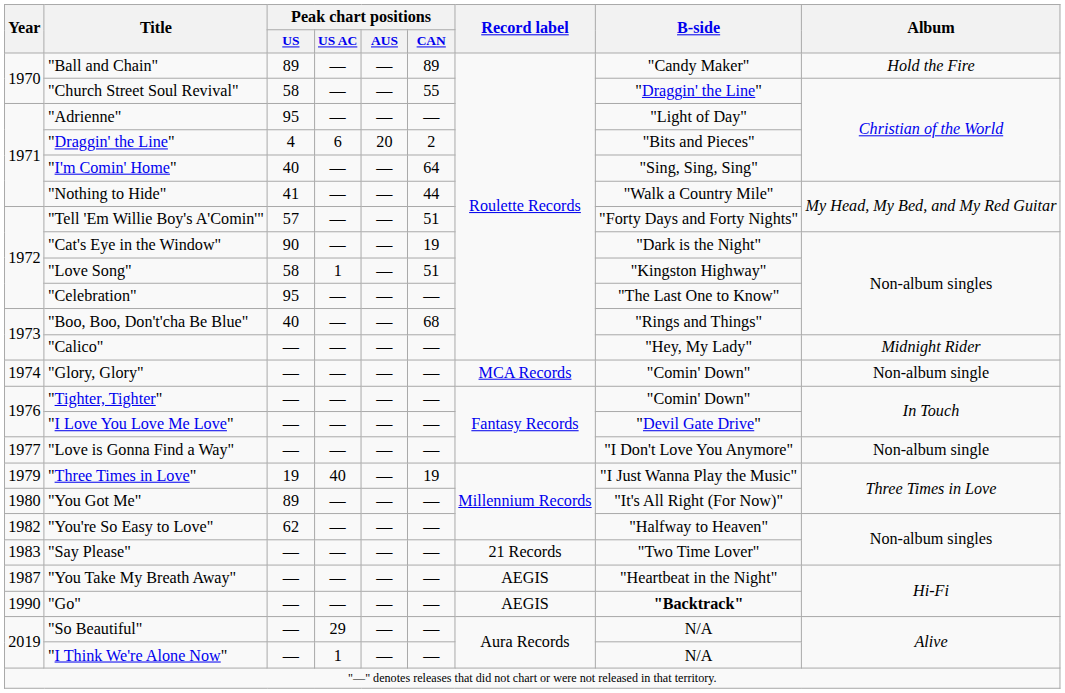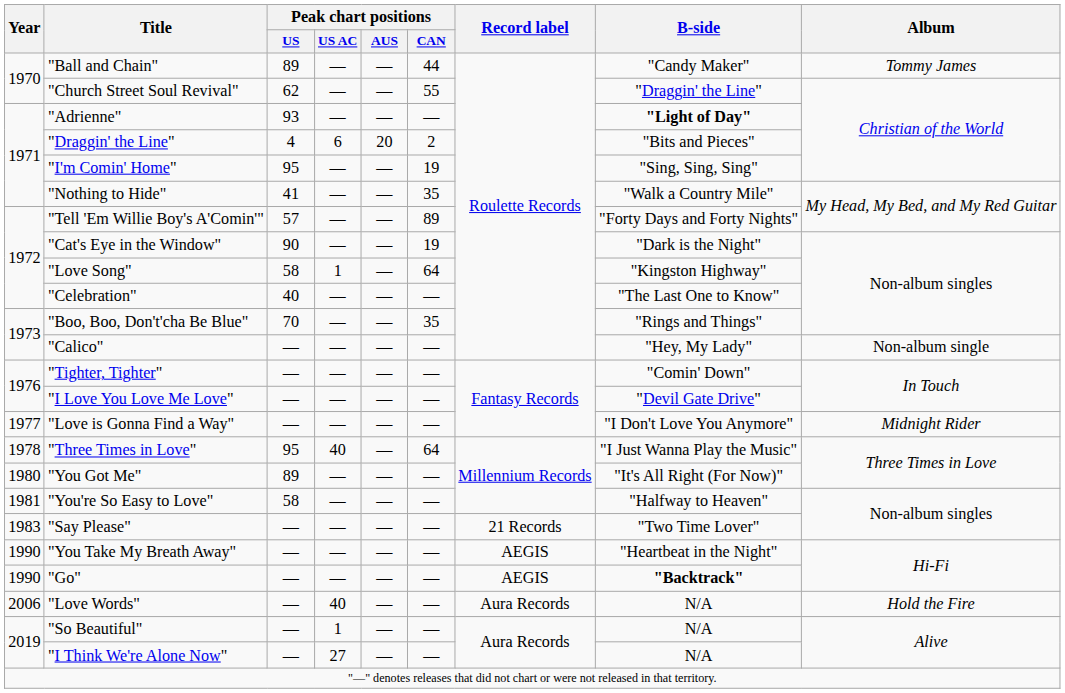(431, 65) 89 -> (431, 65) 44
(931, 65) Hold the Fire -> (931, 65) Tommy James
(291, 91) 58 -> (291, 91) 62
(291, 116) 95 -> (291, 116) 93
(699, 116) normal -> (699, 116) bold
(291, 167) 40 -> (291, 167) 95
(431, 167) 64 -> (431, 167) 19
(431, 193) 44 -> (431, 193) 35
(431, 219) 51 -> (431, 219) 89
(431, 270) 51 -> (431, 270) 64
(291, 296) 95 -> (291, 296) 40
(291, 321) 40 -> (291, 321) 70
(431, 321) 68 -> (431, 321) 35
(931, 347) Midnight Rider -> (931, 347) Non-album single
- row: (96, 373)
(931, 449) Non-album single -> (931, 424) Midnight Rider
(24, 475) 1979 -> (24, 449) 1978
(291, 475) 19 -> (291, 449) 95
(431, 475) 19 -> (431, 449) 64
(24, 526) 1982 -> (24, 501) 1981
(291, 526) 62 -> (291, 501) 58
(24, 578) 1987 -> (24, 552) 1990
+ row: (94, 603)
(338, 629) 29 -> (338, 629) 1
(338, 654) 1 -> (338, 654) 27
